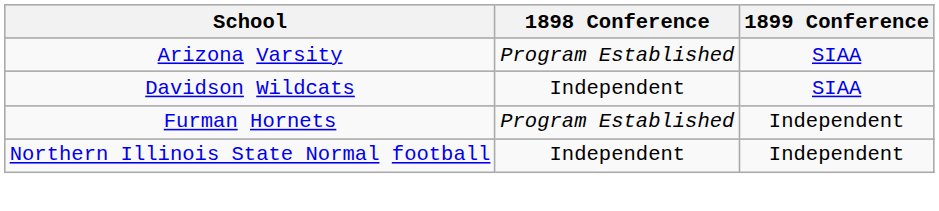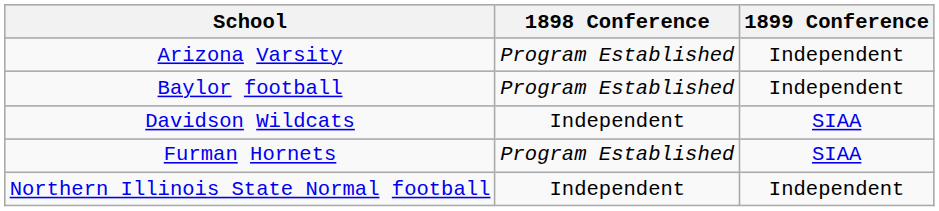(837, 55) SIAA -> (837, 55) Independent
+ row: (250, 88)
(837, 122) Independent -> (837, 155) SIAA
